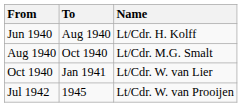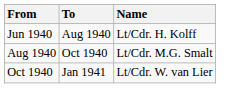- row: (28, 92)
